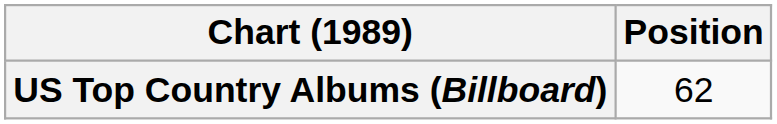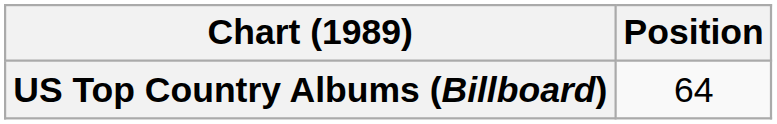(694, 88) 62 -> (694, 88) 64
